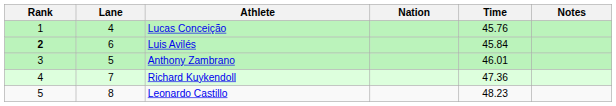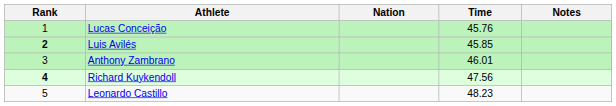- column: (111, 12)
(495, 45) 45.84 -> (480, 45) 45.85
(40, 77) normal -> (45, 77) bold
(495, 77) 47.36 -> (480, 77) 47.56
